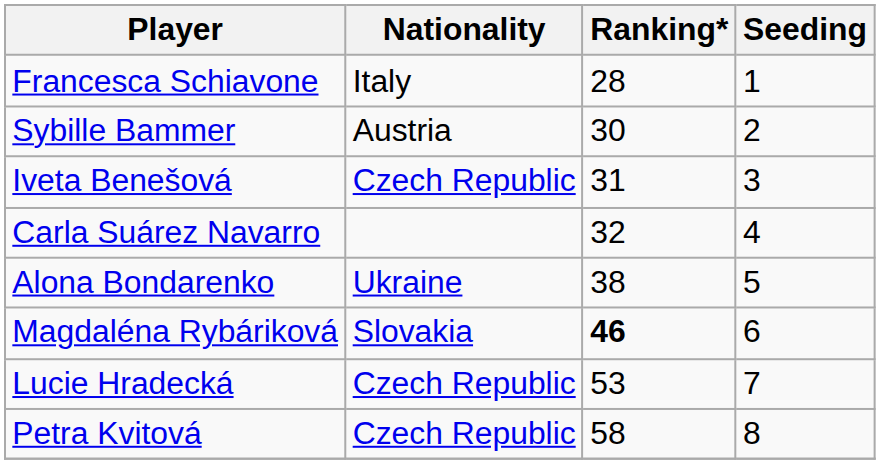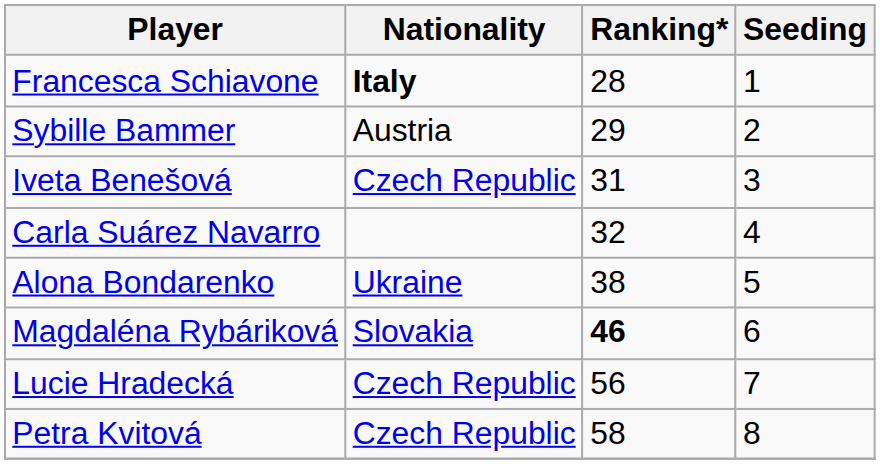(382, 80) normal -> (385, 80) bold
(608, 130) 30 -> (608, 130) 29
(608, 383) 53 -> (608, 383) 56
